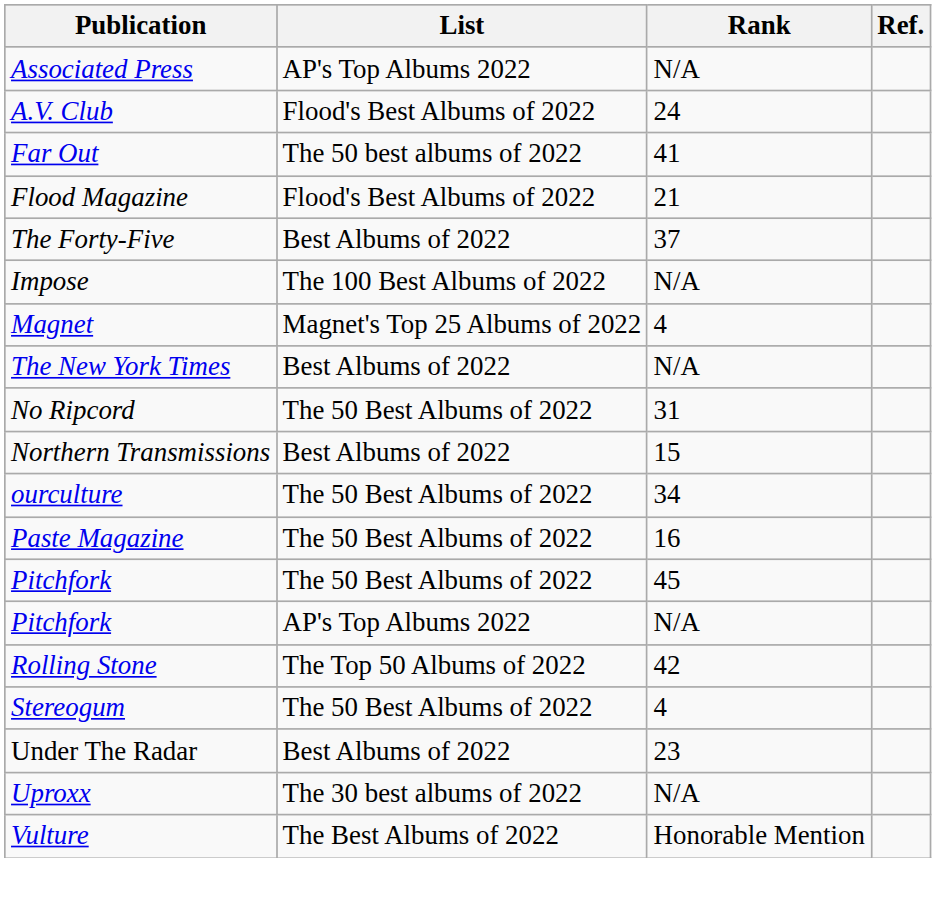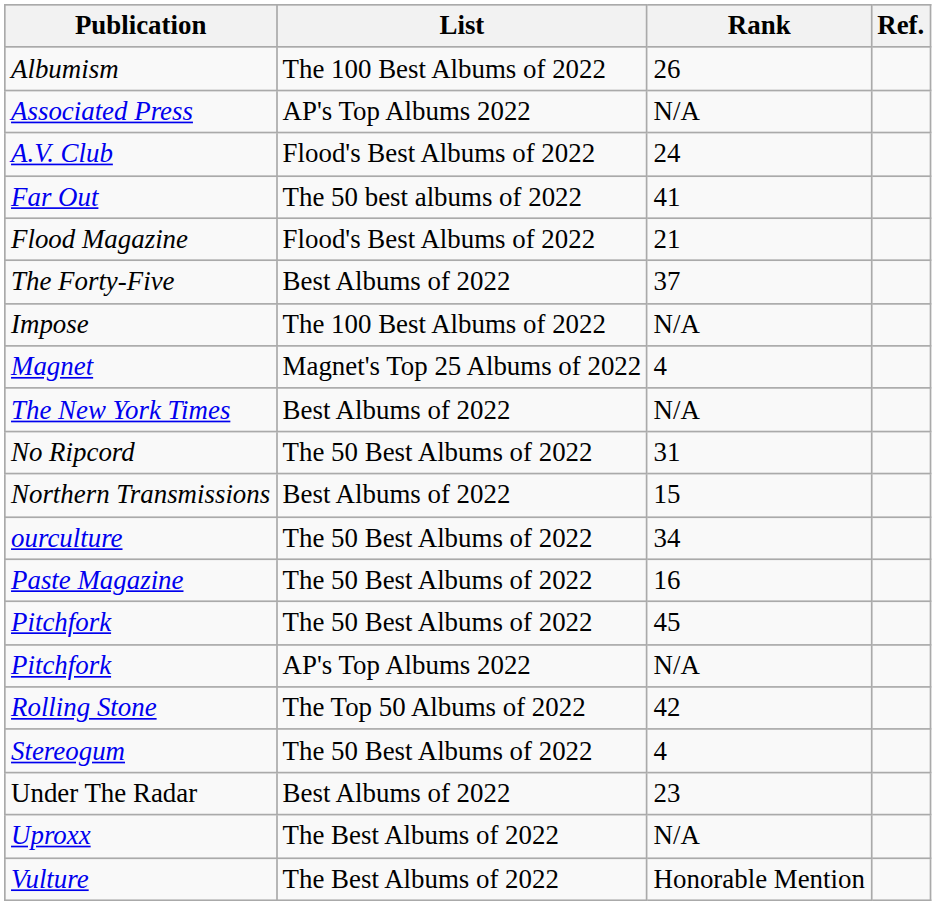+ row: (65, 68)
(432, 793) The 30 best albums of 2022 -> (421, 835) The Best Albums of 2022
